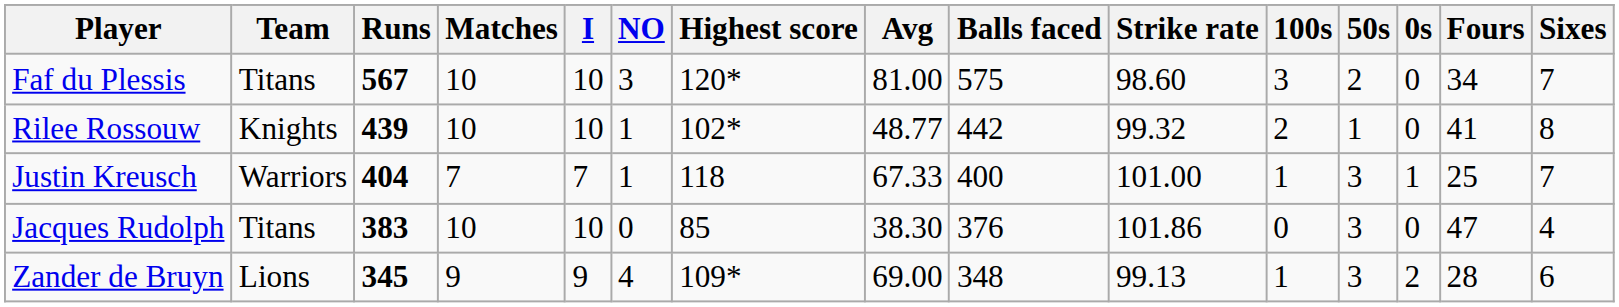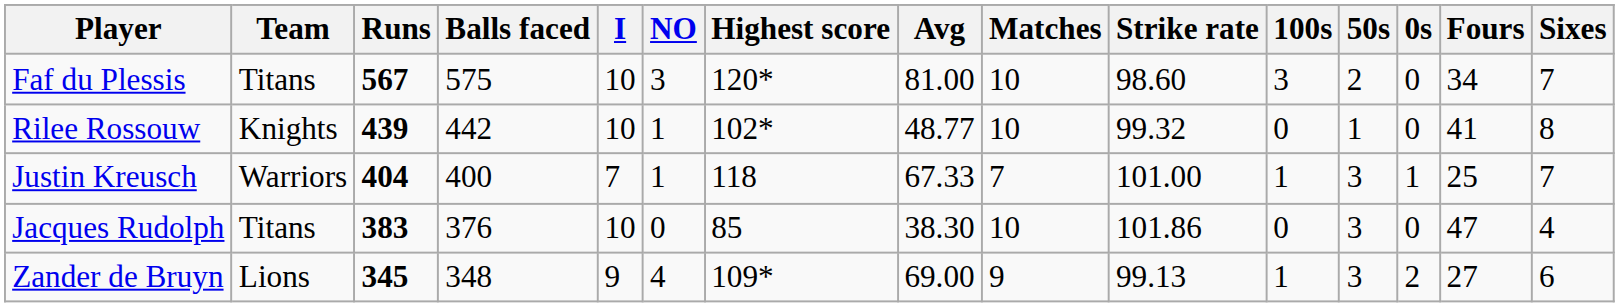columns swapped: (502, 29) <-> (1029, 29)
(1281, 128) 2 -> (1281, 128) 0
(1462, 276) 28 -> (1462, 276) 27
